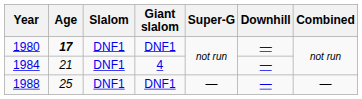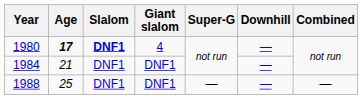(109, 46) normal -> (109, 46) bold
(160, 46) DNF1 -> (160, 46) 4
(160, 65) 4 -> (160, 65) DNF1
